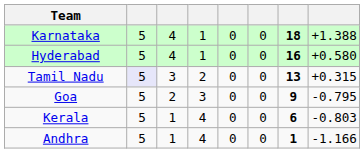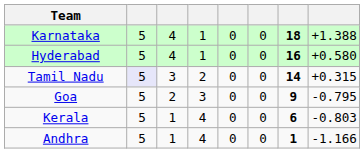(293, 76) 13 -> (293, 76) 14
